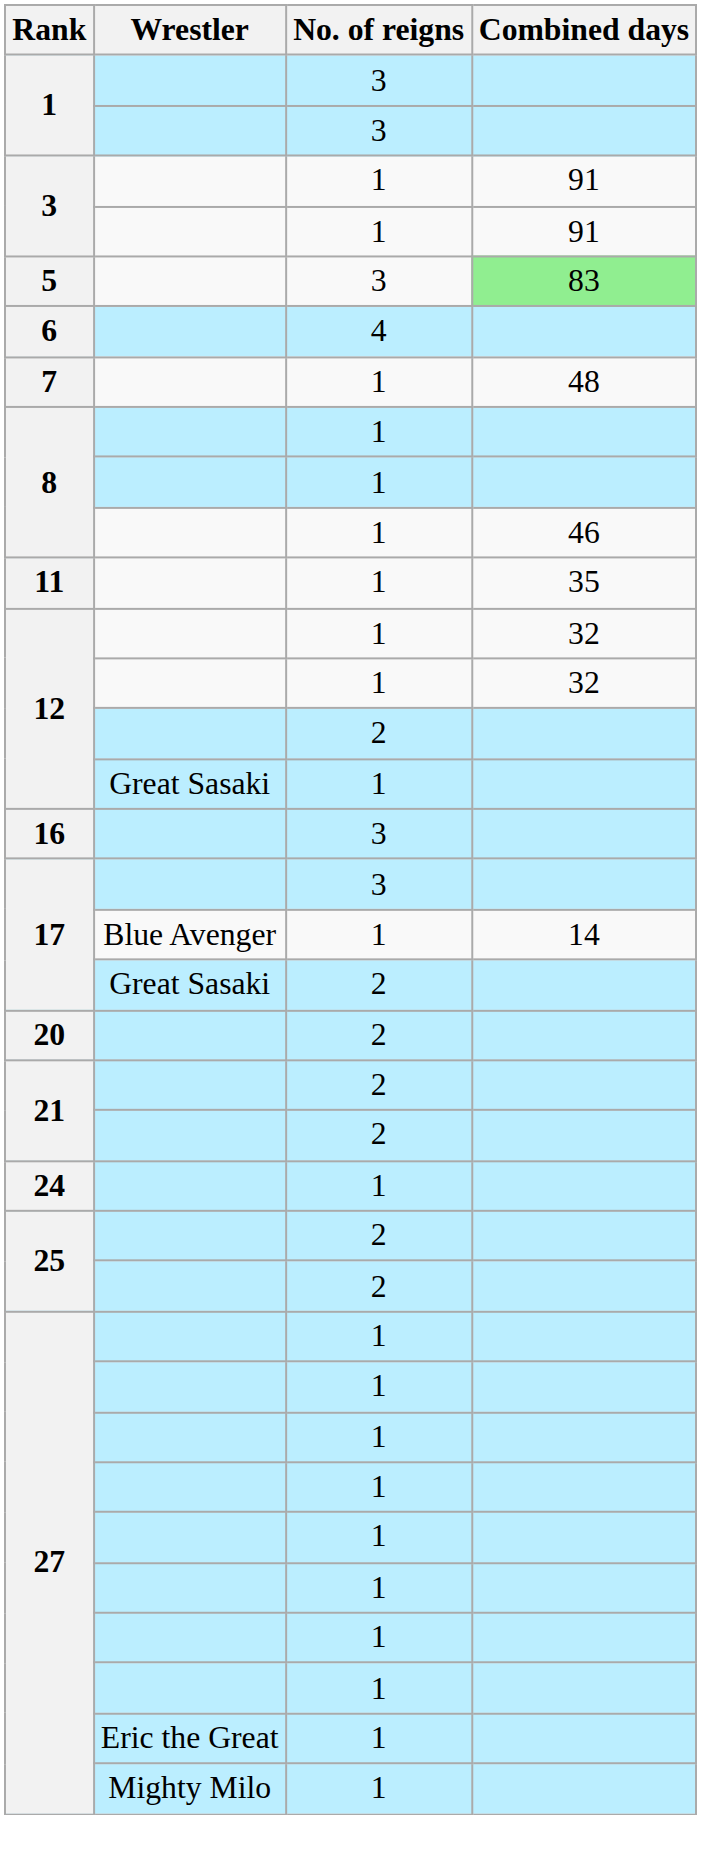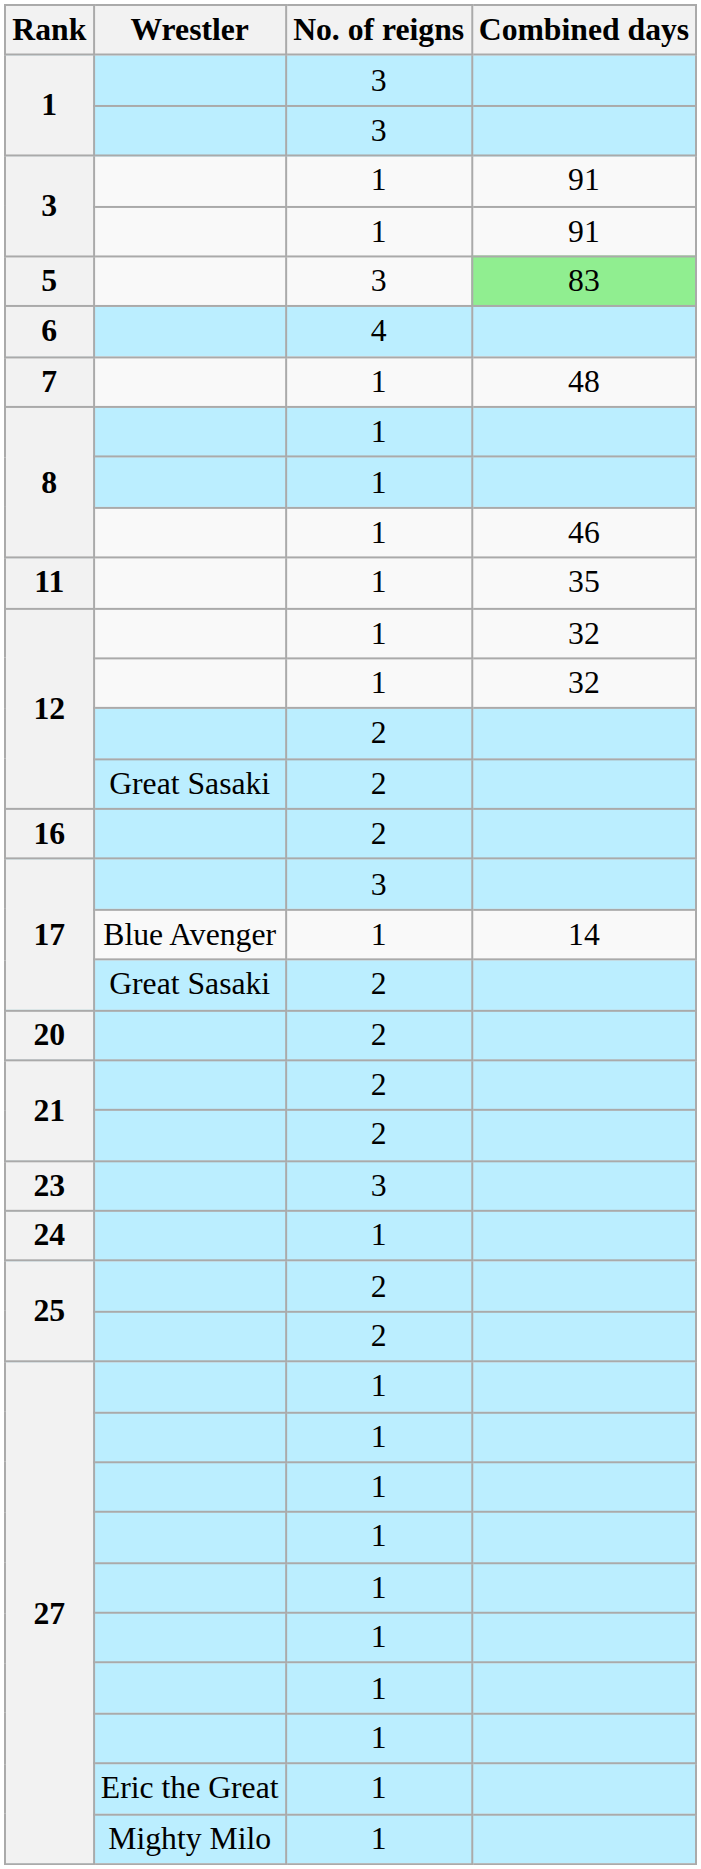(379, 783) 1 -> (379, 783) 2
(379, 833) 3 -> (379, 833) 2
+ row: (49, 1185)
